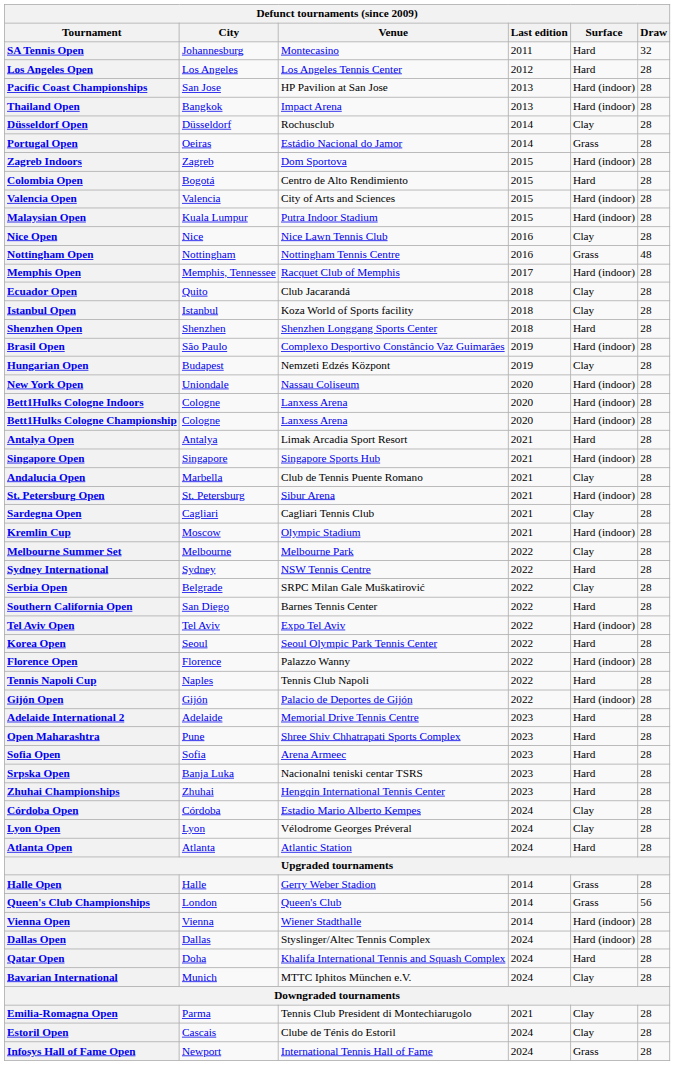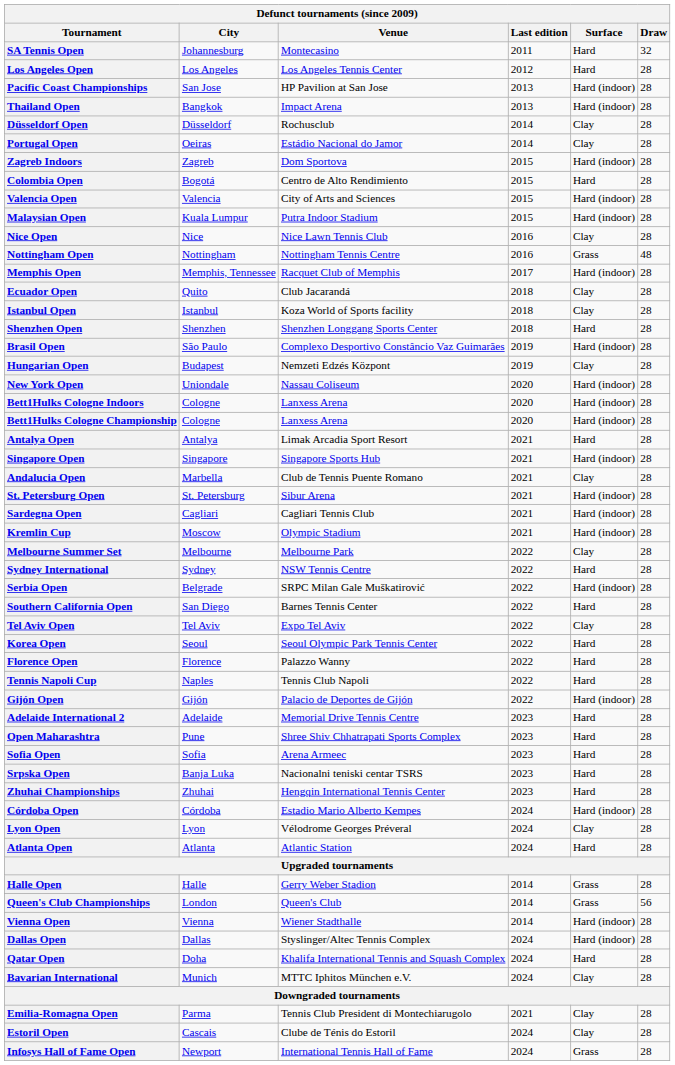(586, 143) Grass -> (584, 143) Clay
(584, 514) Clay -> (604, 514) Hard (indoor)
(584, 588) Clay -> (604, 588) Hard (indoor)
(604, 625) Hard (indoor) -> (584, 625) Clay
(604, 662) Hard (indoor) -> (584, 662) Hard
(584, 810) Clay -> (604, 810) Hard (indoor)
